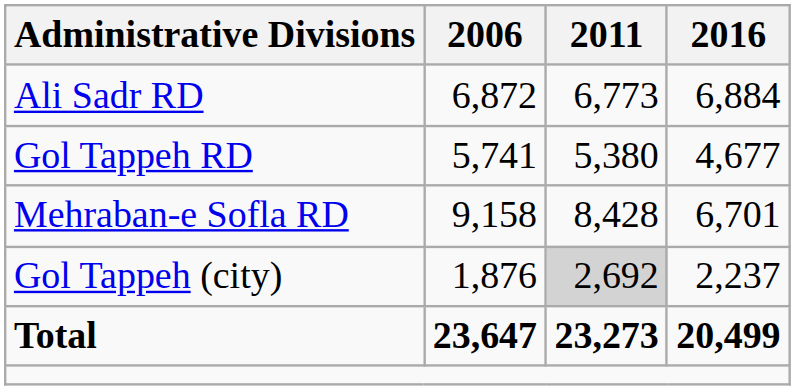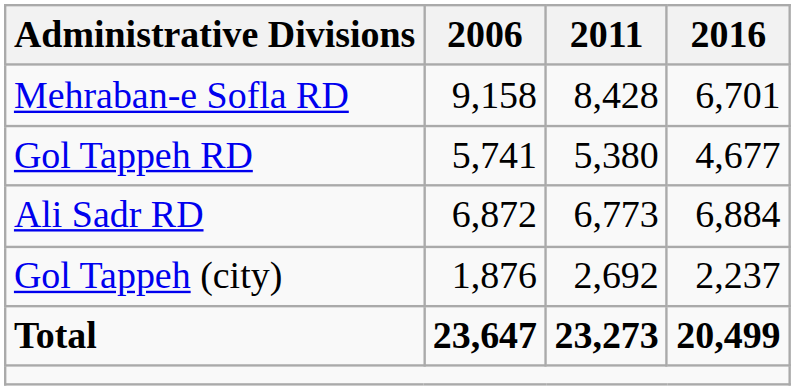rows swapped: (109, 94) <-> (181, 214)
(616, 275) lightgrey background -> (616, 275) no background
